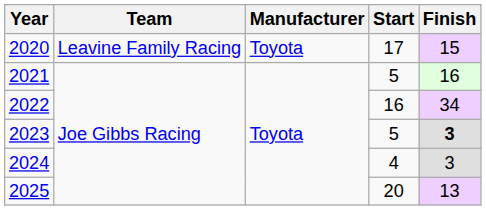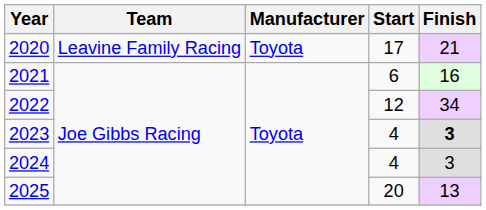(450, 48) 15 -> (450, 48) 21
(394, 77) 5 -> (394, 77) 6
(394, 105) 16 -> (394, 105) 12
(394, 134) 5 -> (394, 134) 4
